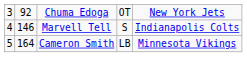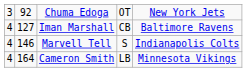+ row: (77, 28)
(10, 44) 5 -> (10, 59) 4
